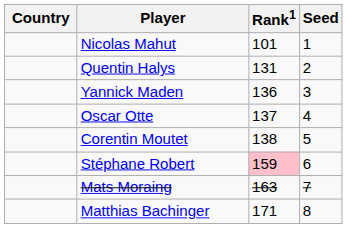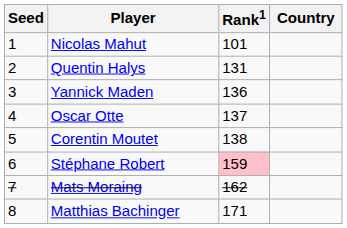columns swapped: (41, 18) <-> (321, 18)
(265, 187) 163 -> (235, 187) 162
